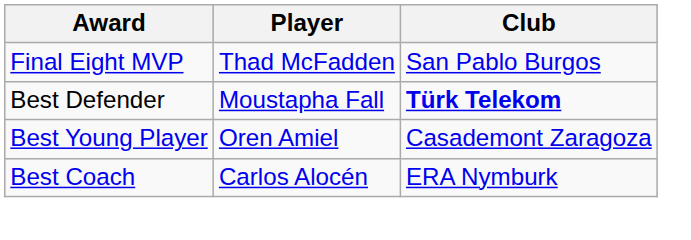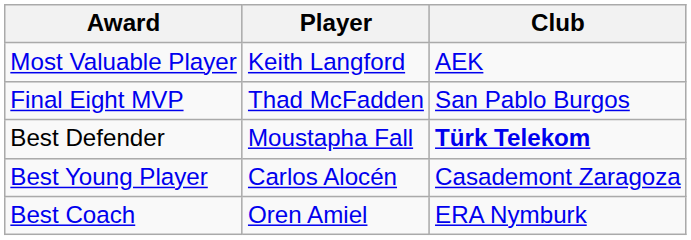+ row: (124, 61)
(279, 138) Oren Amiel -> (322, 176) Carlos Alocén
(293, 176) Carlos Alocén -> (308, 215) Oren Amiel
